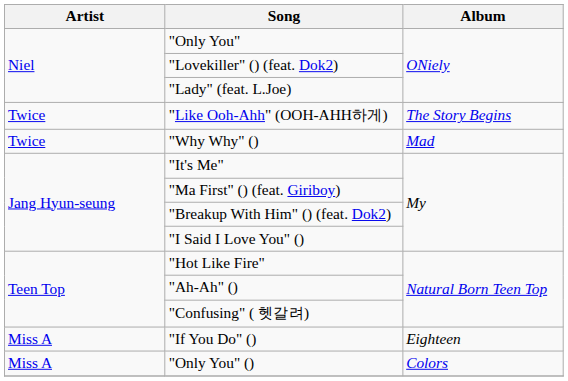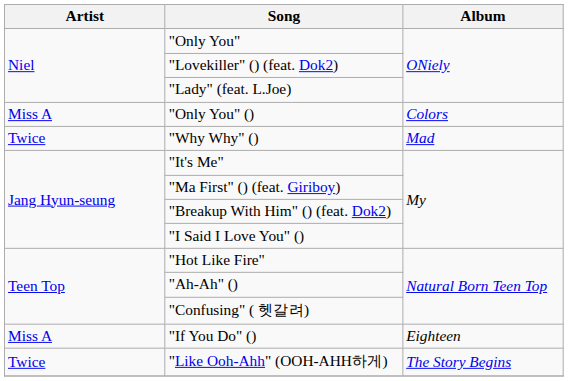rows swapped: (211, 363) <-> (278, 115)
